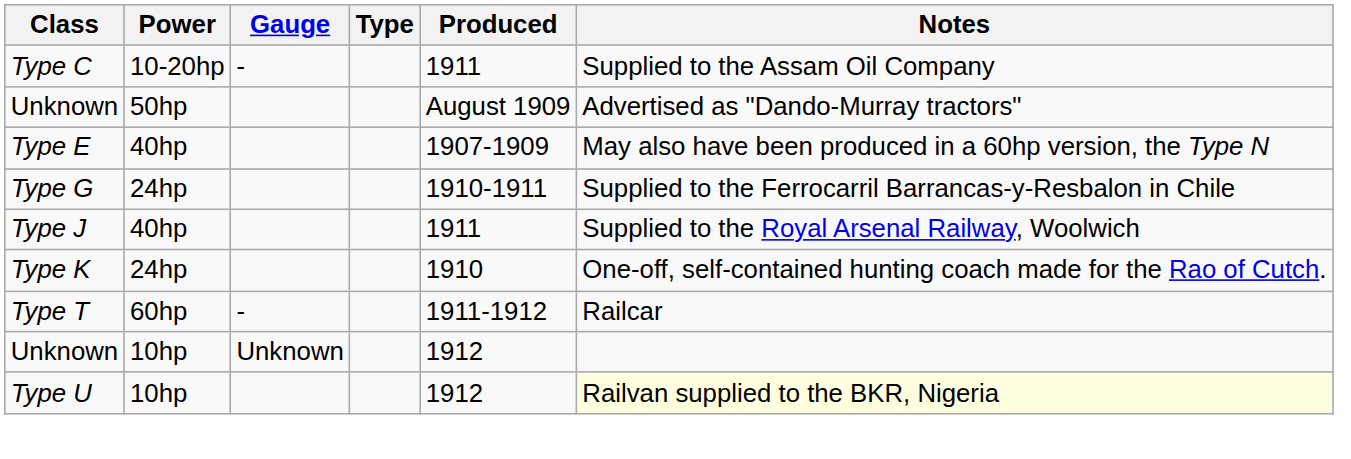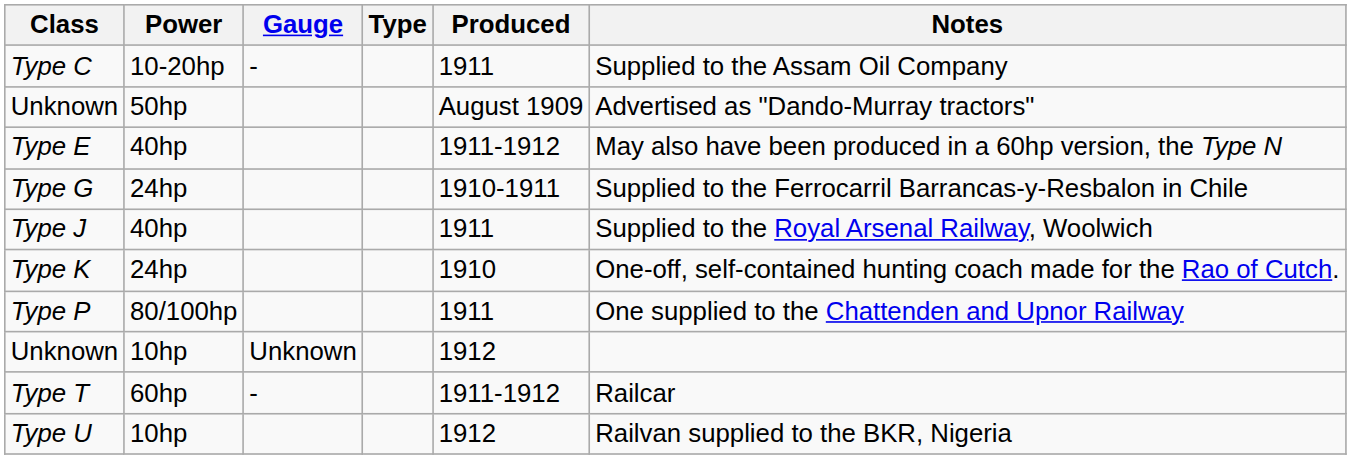(487, 147) 1907-1909 -> (499, 147) 1911-1912
+ row: (51, 310)
rows swapped: (50, 310) <-> (64, 351)
(791, 392) lightyellow background -> (804, 433) no background
